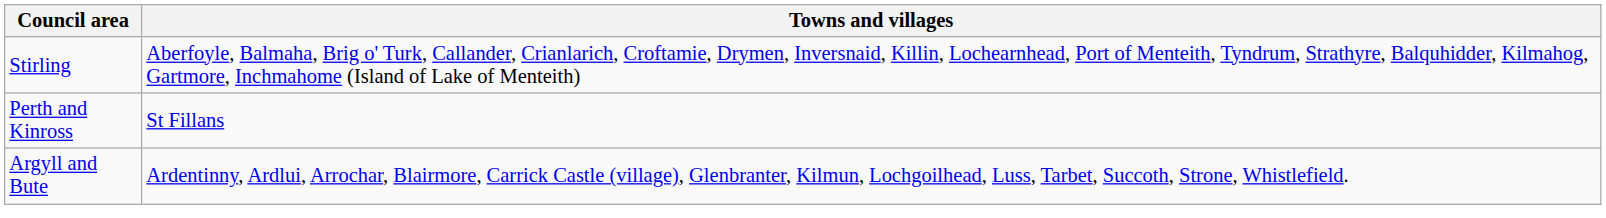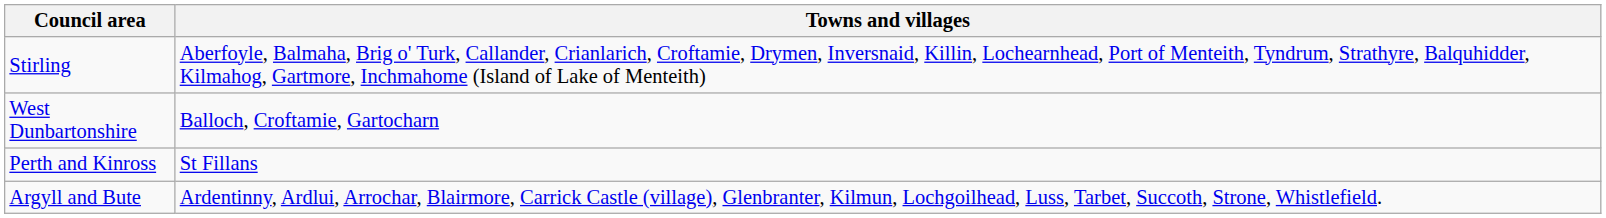+ row: (73, 120)
